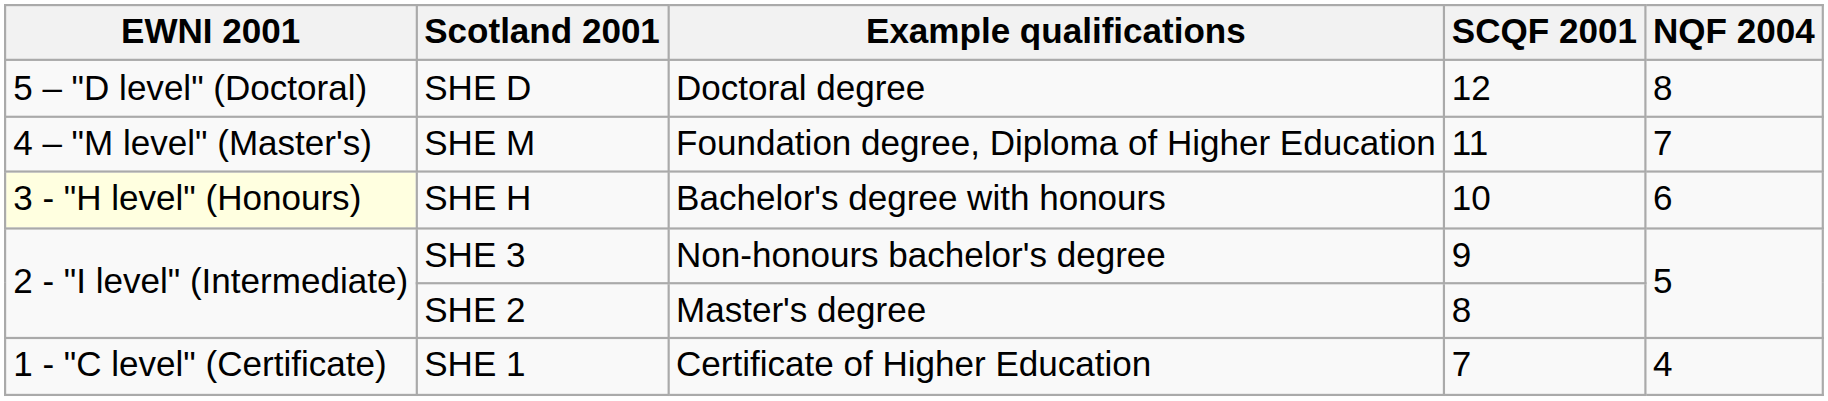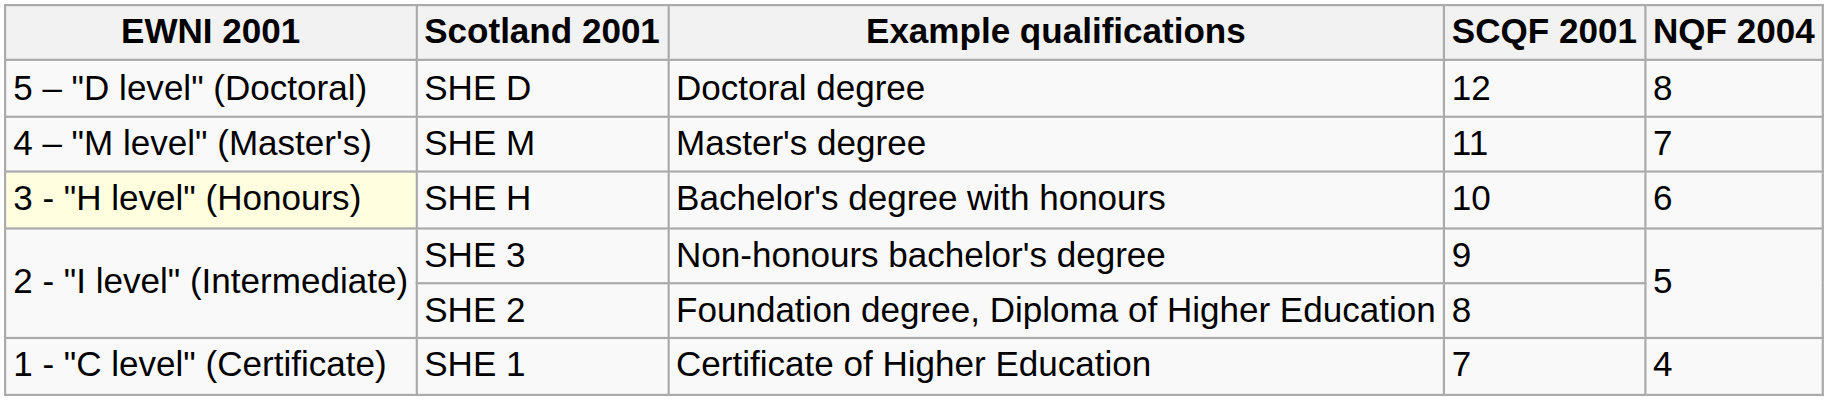(1056, 143) Foundation degree, Diploma of Higher Education -> (801, 143) Master's degree
(801, 310) Master's degree -> (1056, 310) Foundation degree, Diploma of Higher Education
